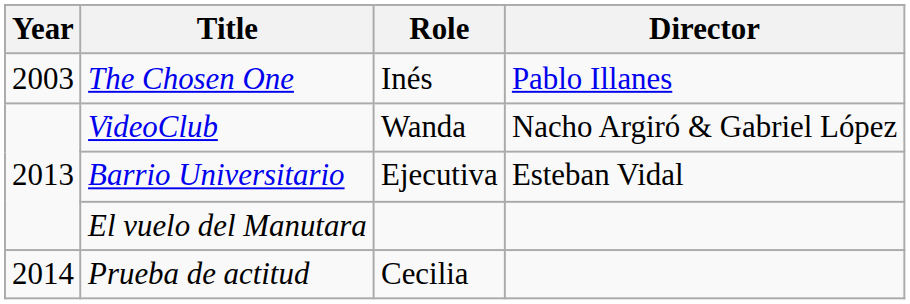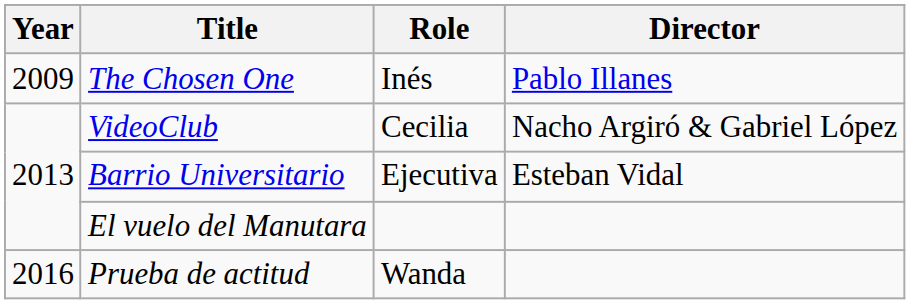(43, 77) 2003 -> (43, 77) 2009
(424, 126) Wanda -> (425, 126) Cecilia
(43, 273) 2014 -> (43, 273) 2016
(425, 273) Cecilia -> (424, 273) Wanda
